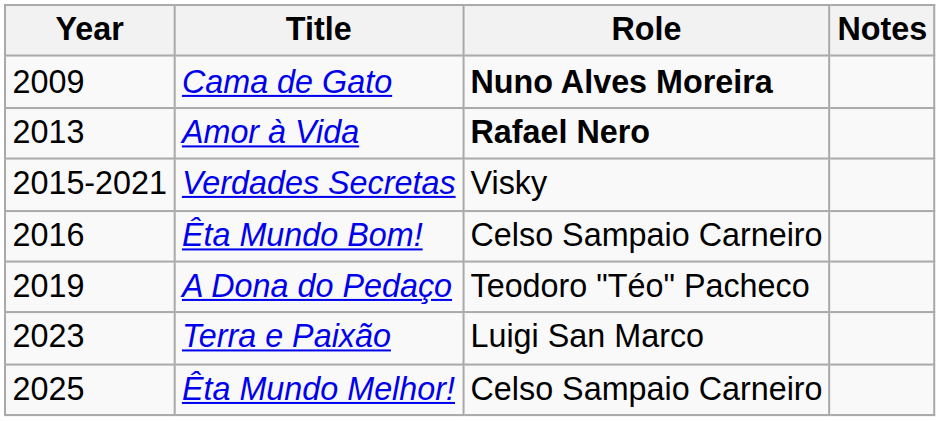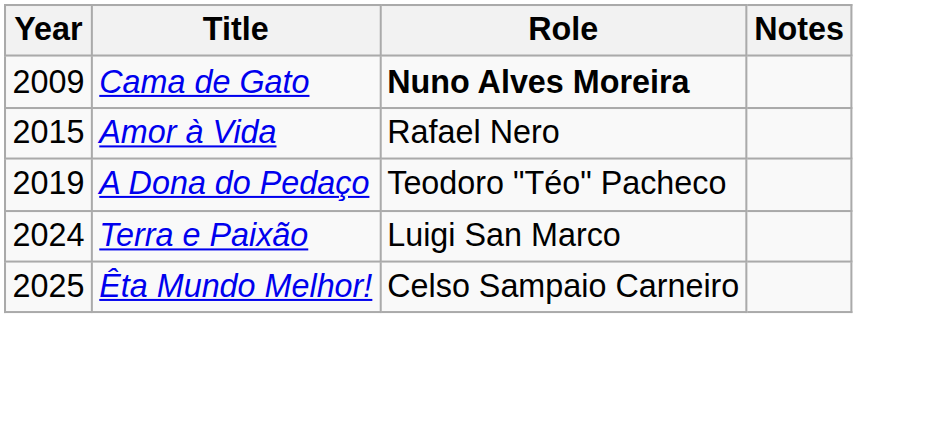(48, 132) 2013 -> (48, 132) 2015
(560, 132) bold -> (473, 132) normal
- row: (319, 183)
- row: (302, 235)
(48, 337) 2023 -> (48, 235) 2024
